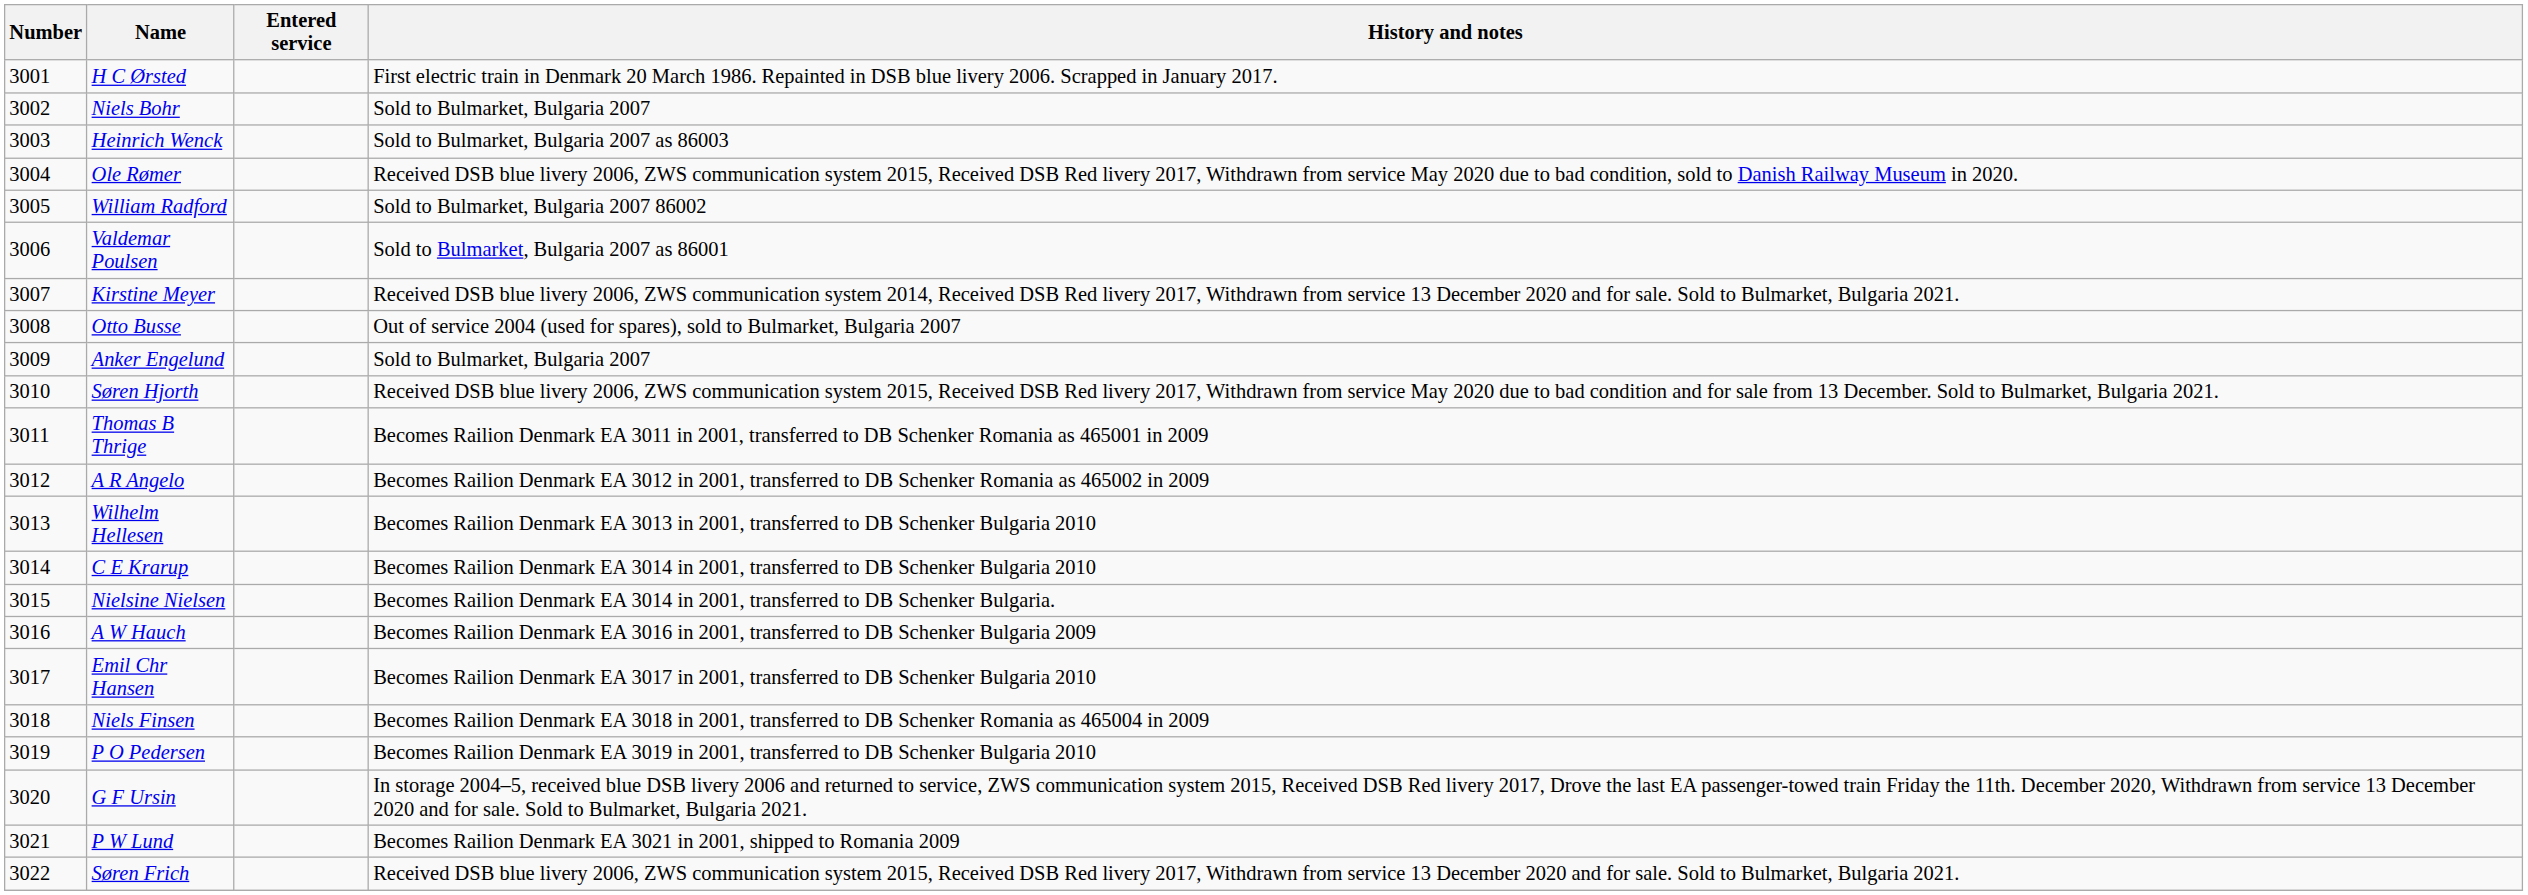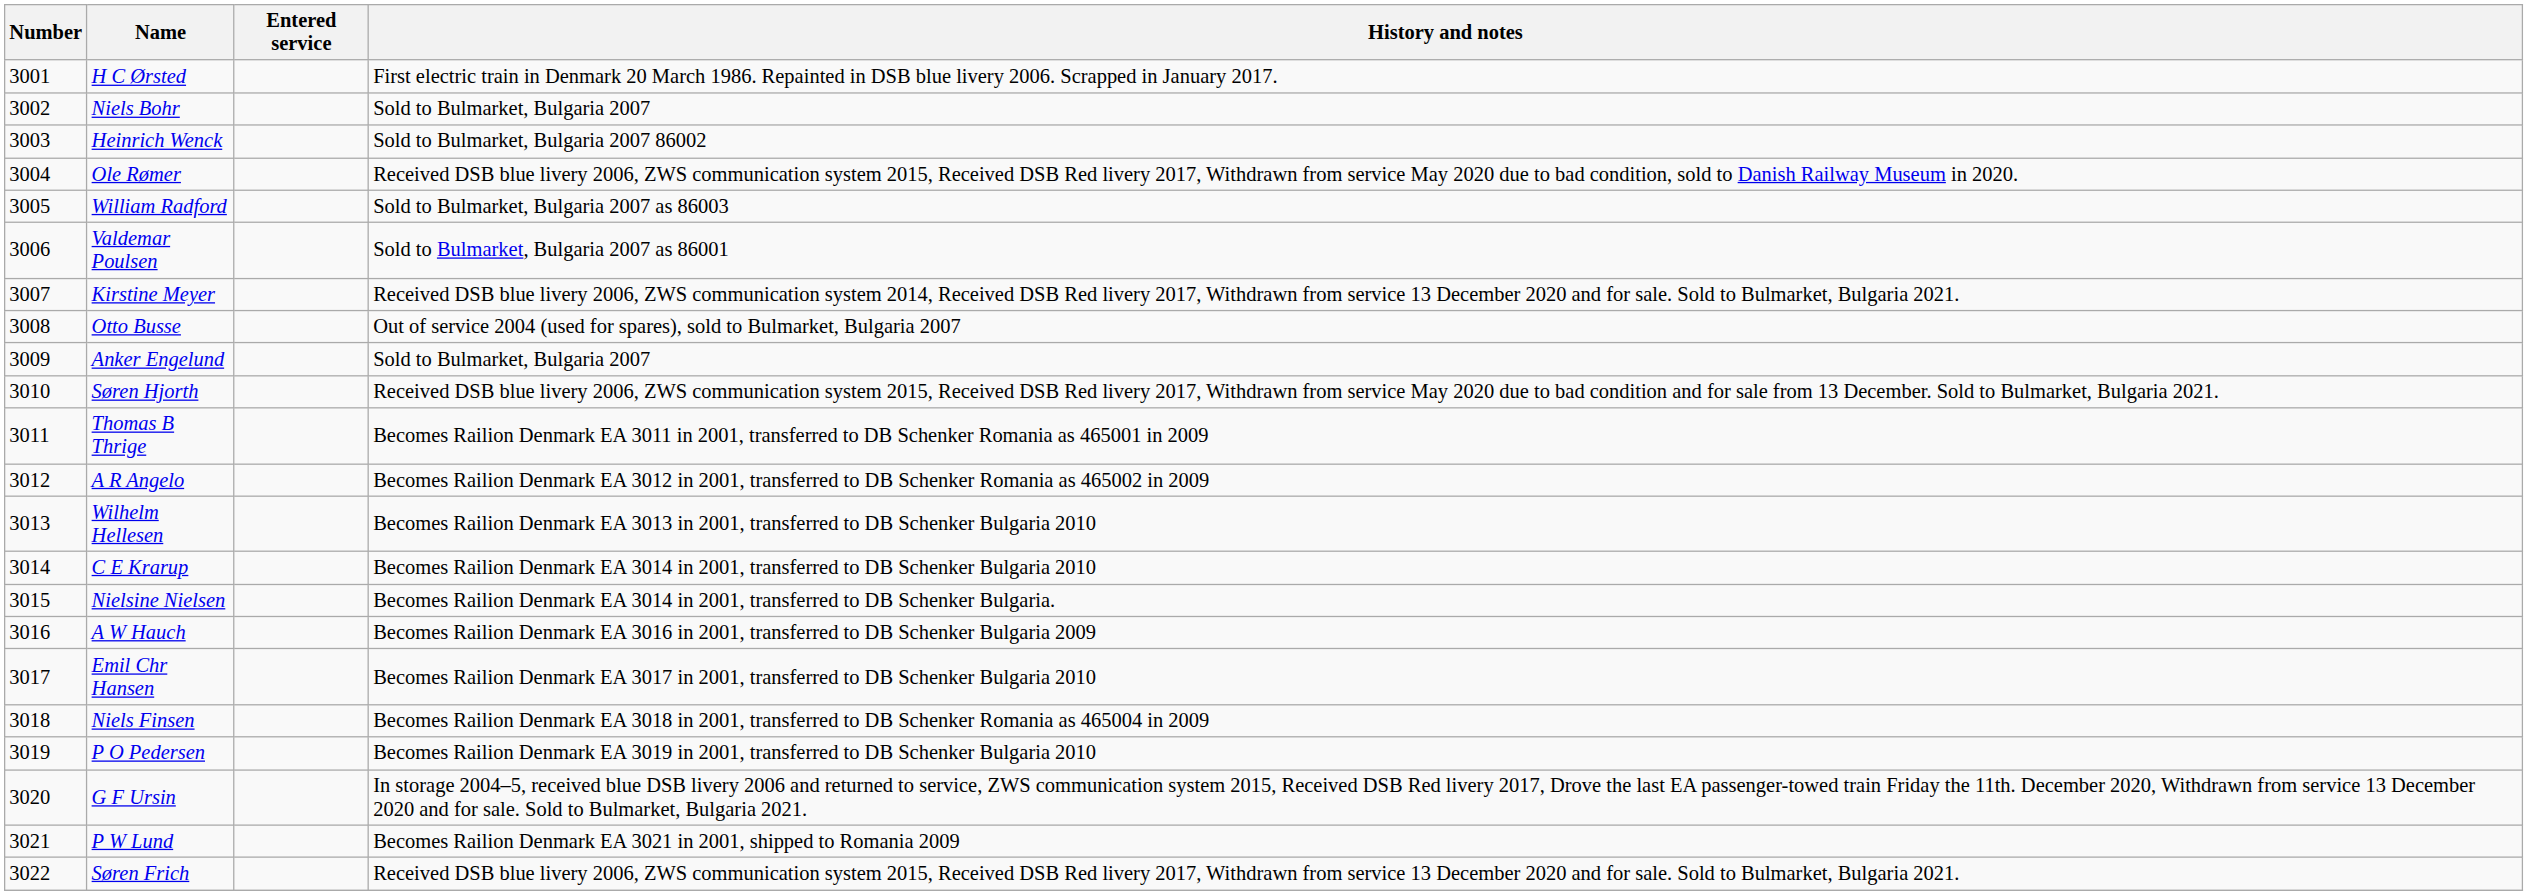(551, 141) Sold to Bulmarket, Bulgaria 2007 as 86003 -> (540, 141) Sold to Bulmarket, Bulgaria 2007 86002
(540, 206) Sold to Bulmarket, Bulgaria 2007 86002 -> (551, 206) Sold to Bulmarket, Bulgaria 2007 as 86003
